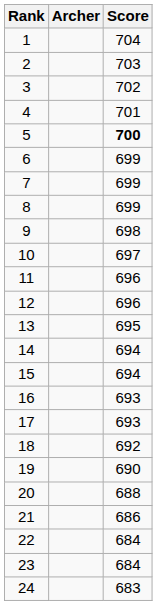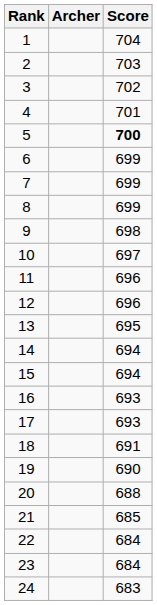(128, 445) 692 -> (128, 445) 691
(128, 517) 686 -> (128, 517) 685
